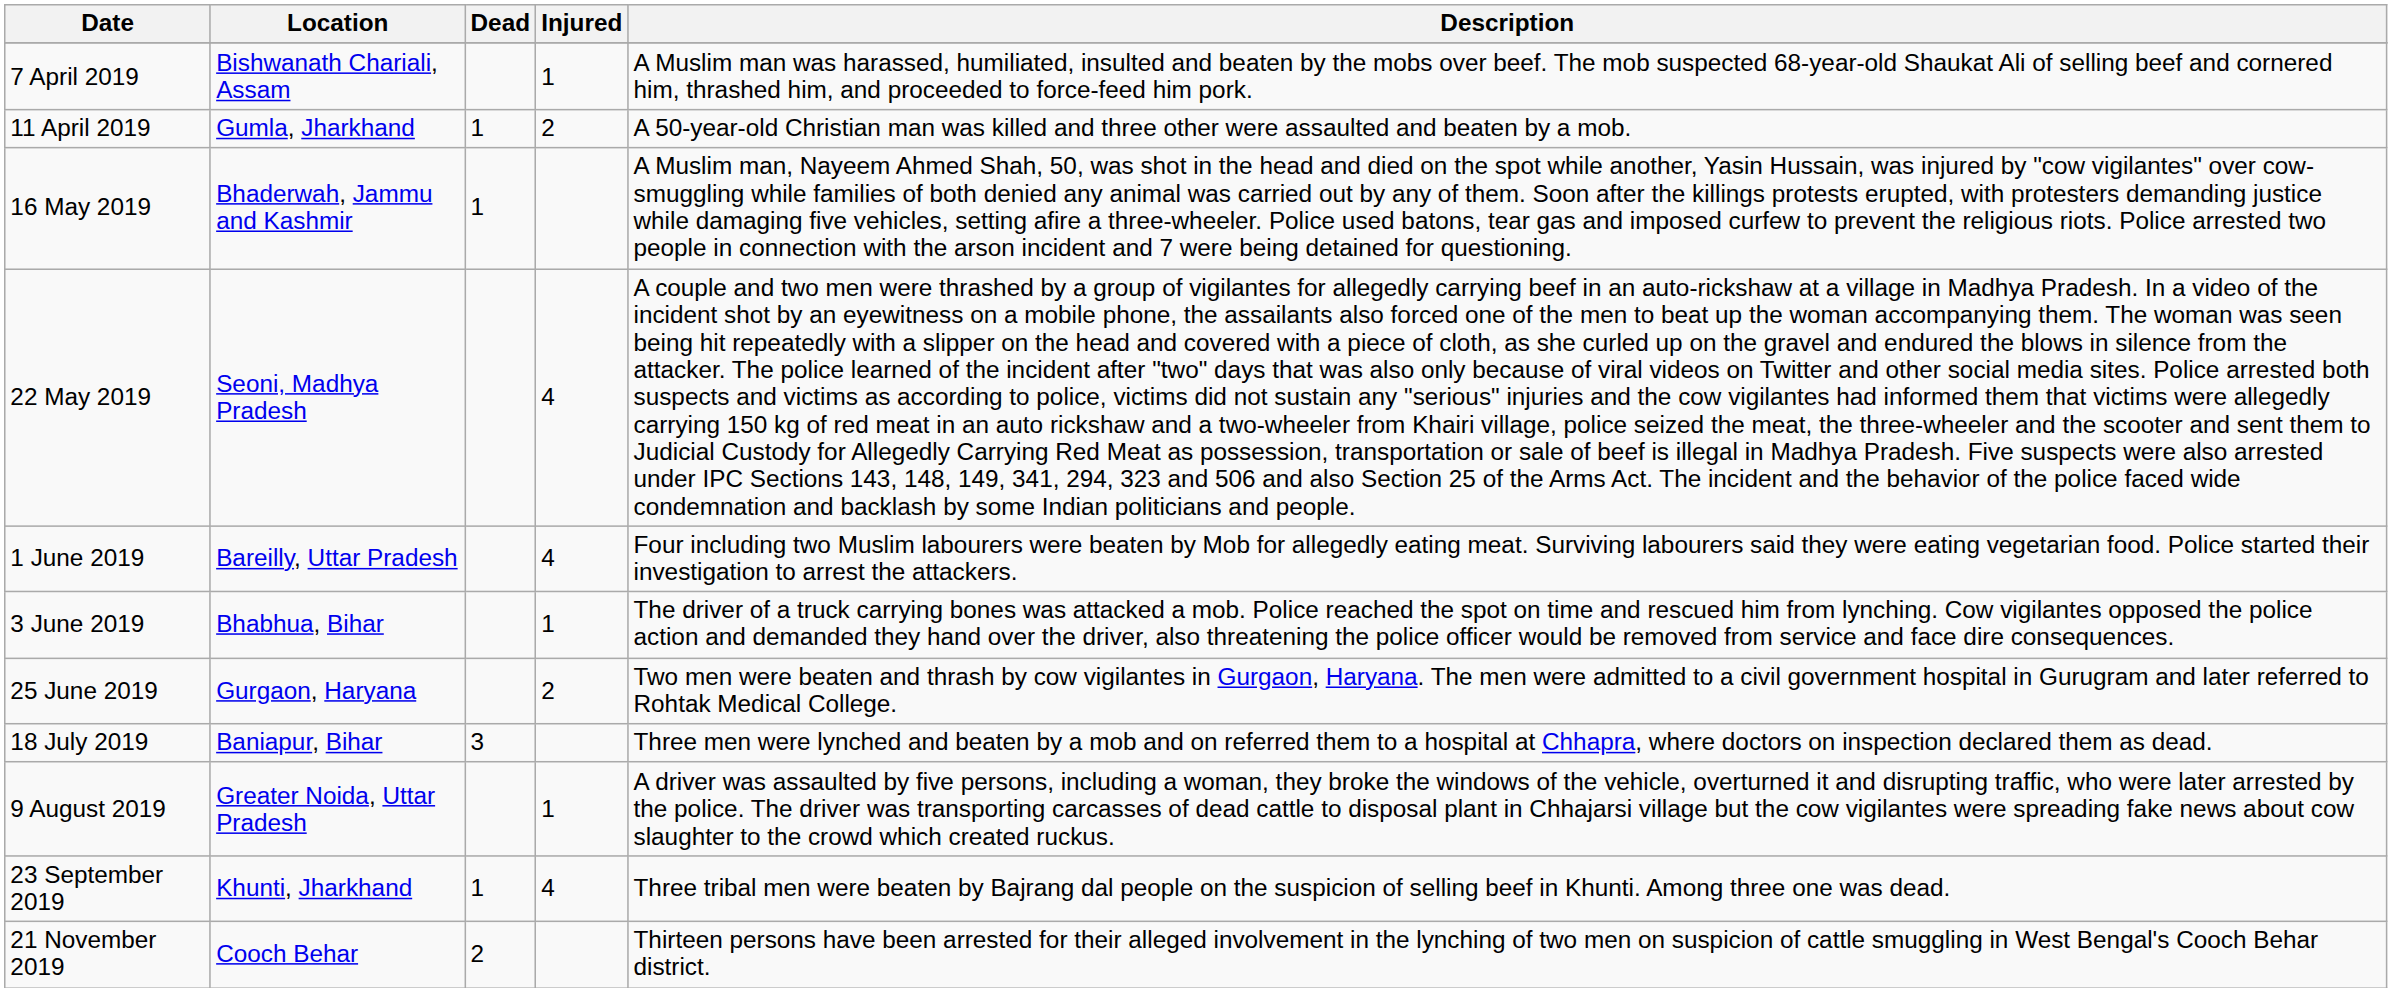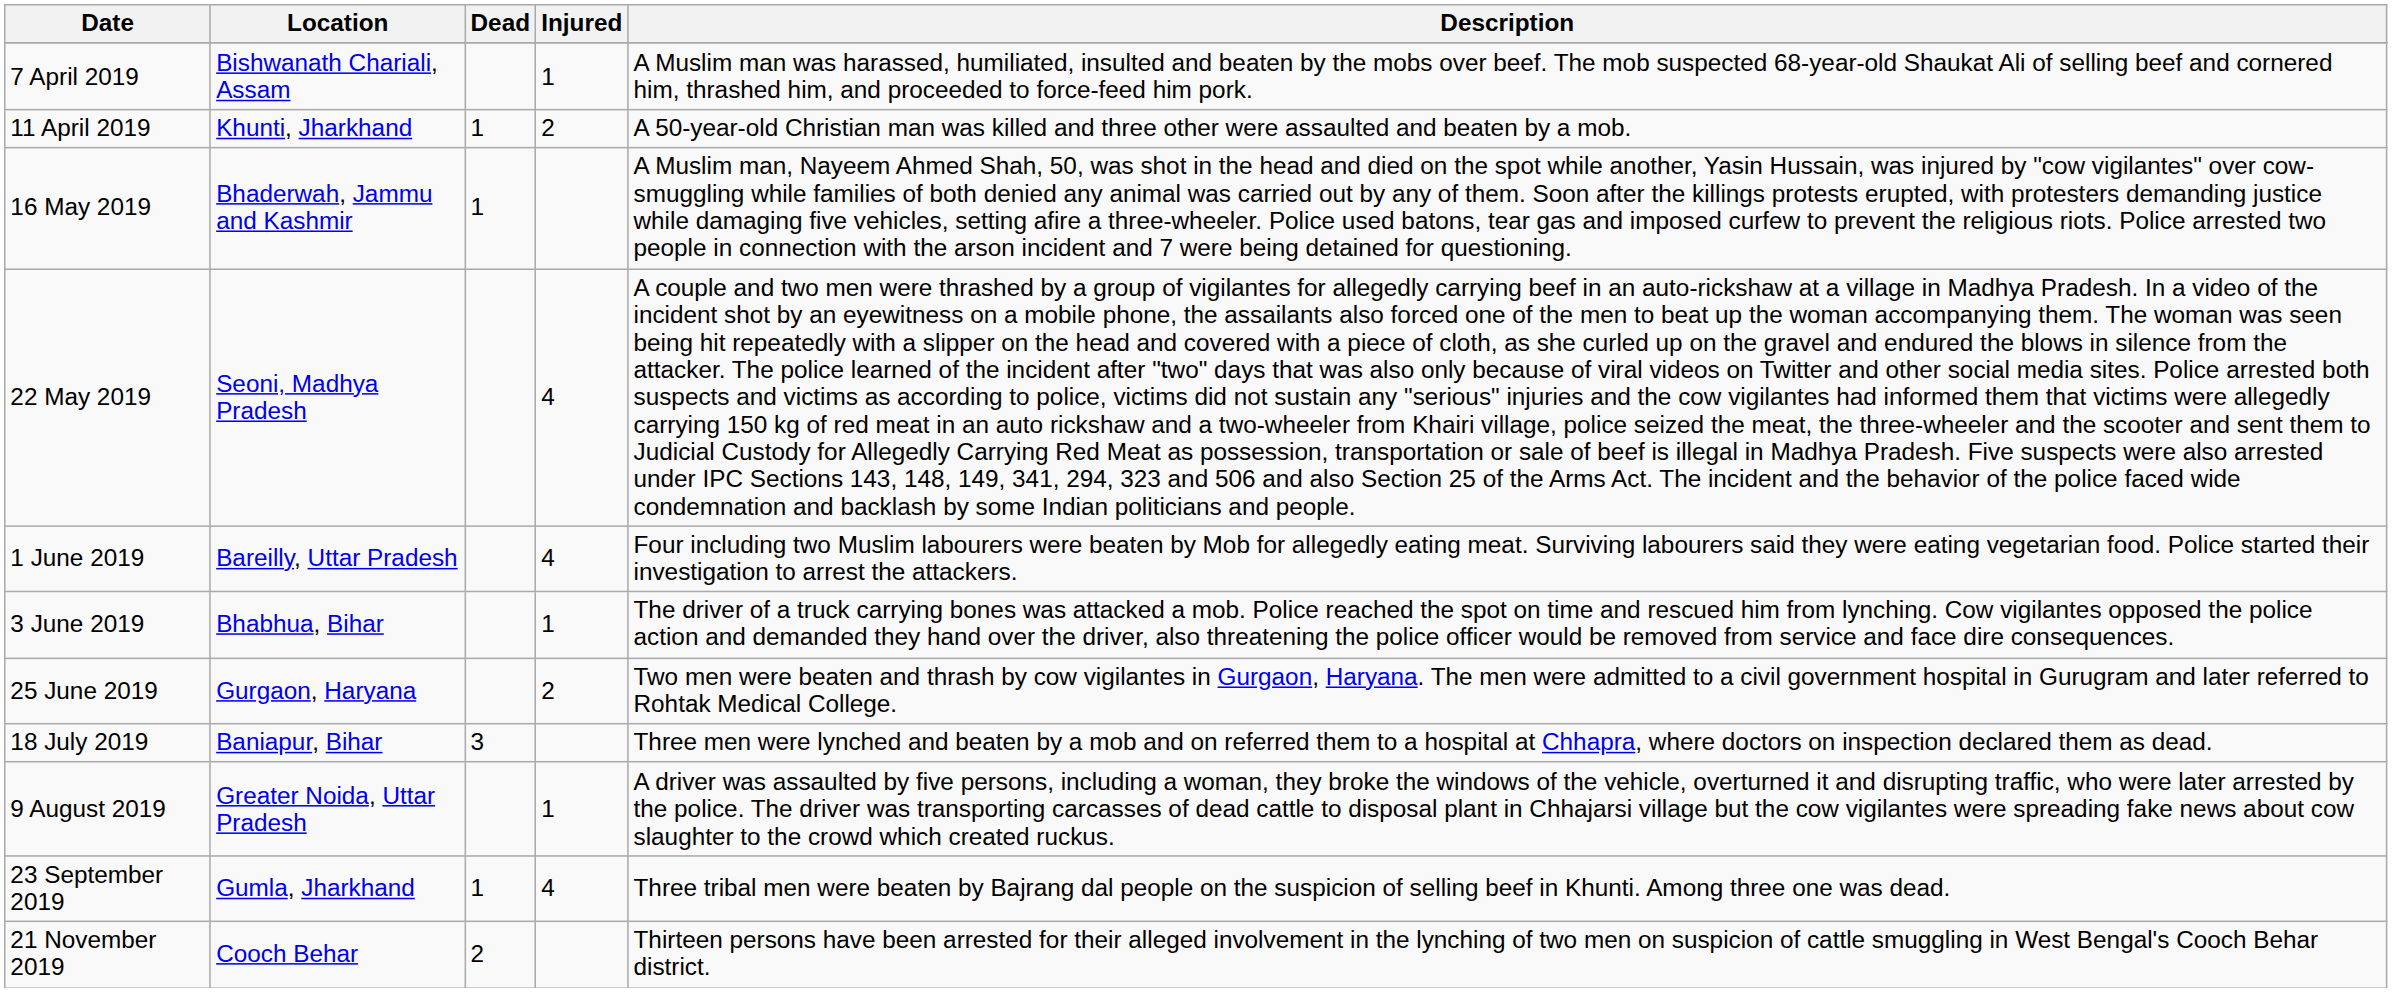(315, 128) Gumla, Jharkhand -> (314, 128) Khunti, Jharkhand
(314, 888) Khunti, Jharkhand -> (315, 888) Gumla, Jharkhand
